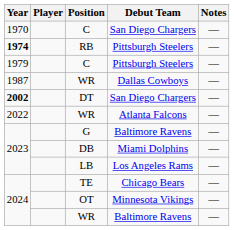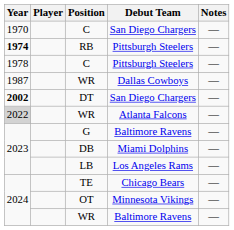(18, 64) 1979 -> (18, 64) 1978
(18, 115) no background -> (18, 115) lightgrey background
